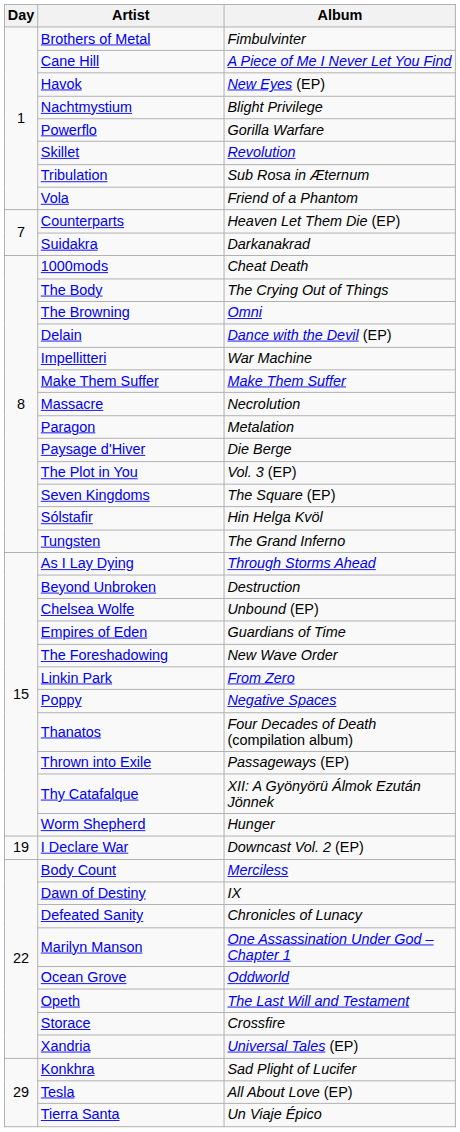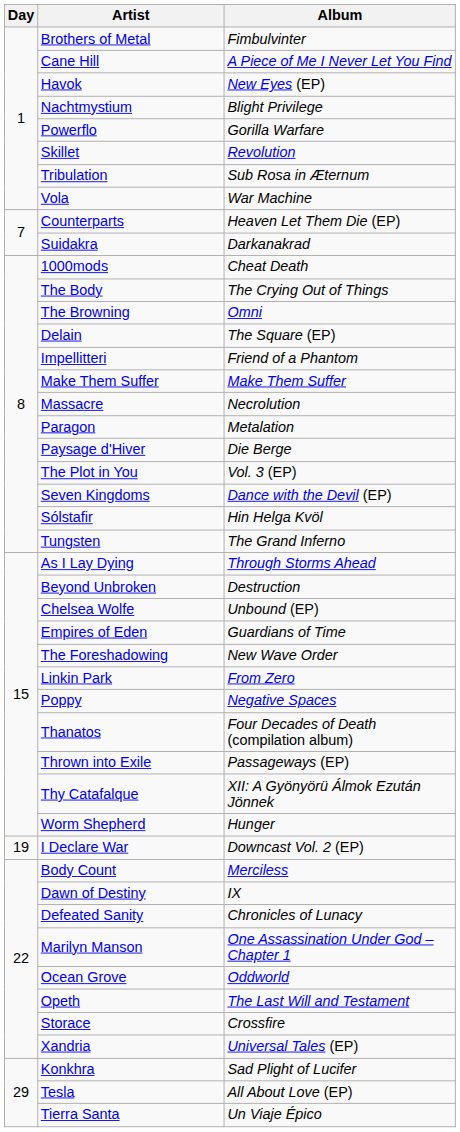(293, 198) Friend of a Phantom -> (270, 198) War Machine
(310, 335) Dance with the Devil (EP) -> (281, 335) The Square (EP)
(270, 358) War Machine -> (293, 358) Friend of a Phantom
(281, 495) The Square (EP) -> (310, 495) Dance with the Devil (EP)
